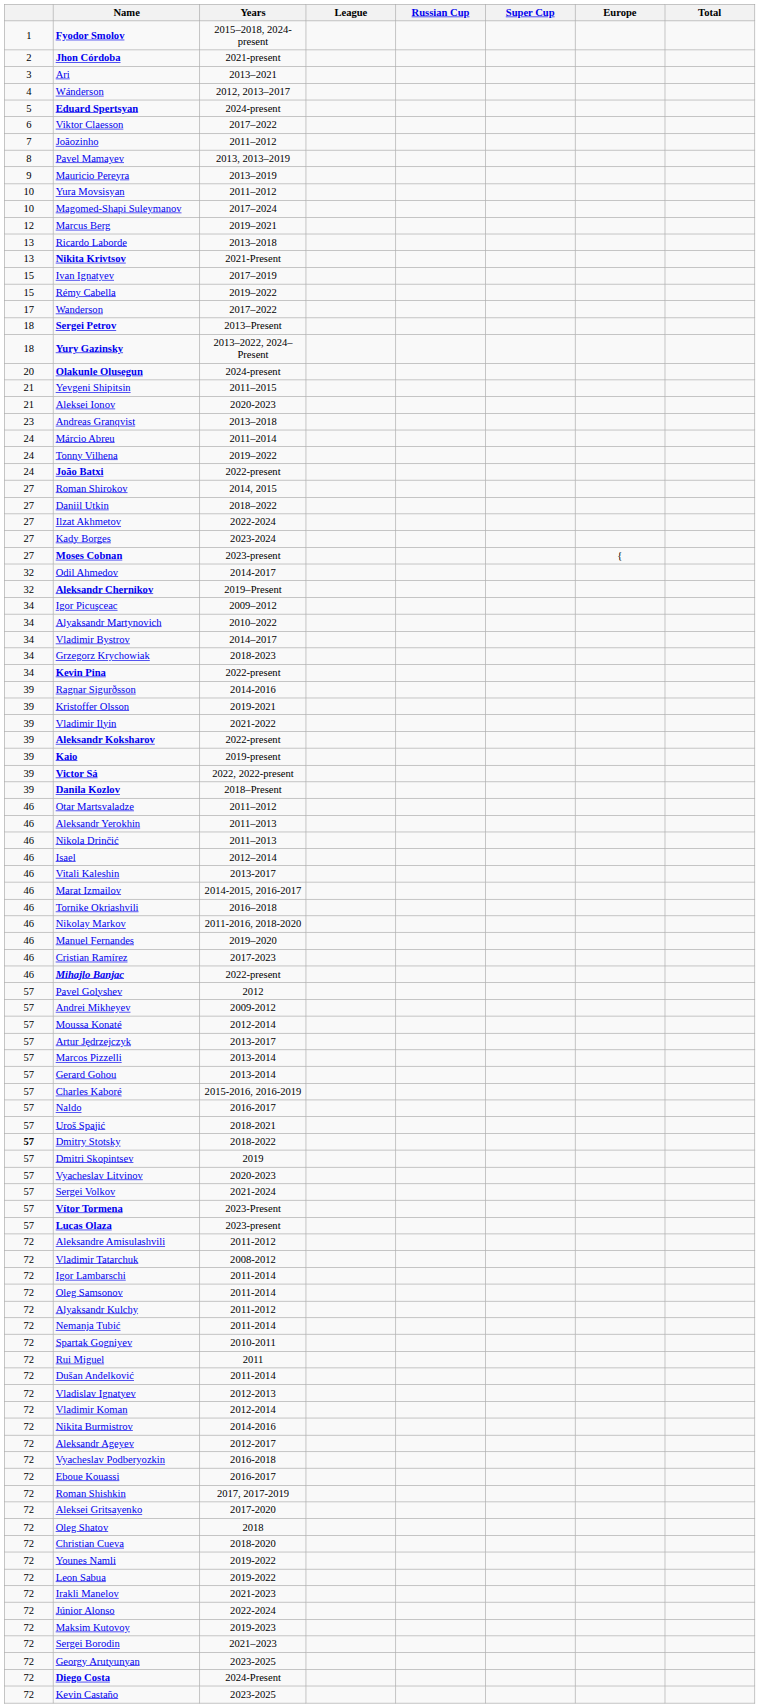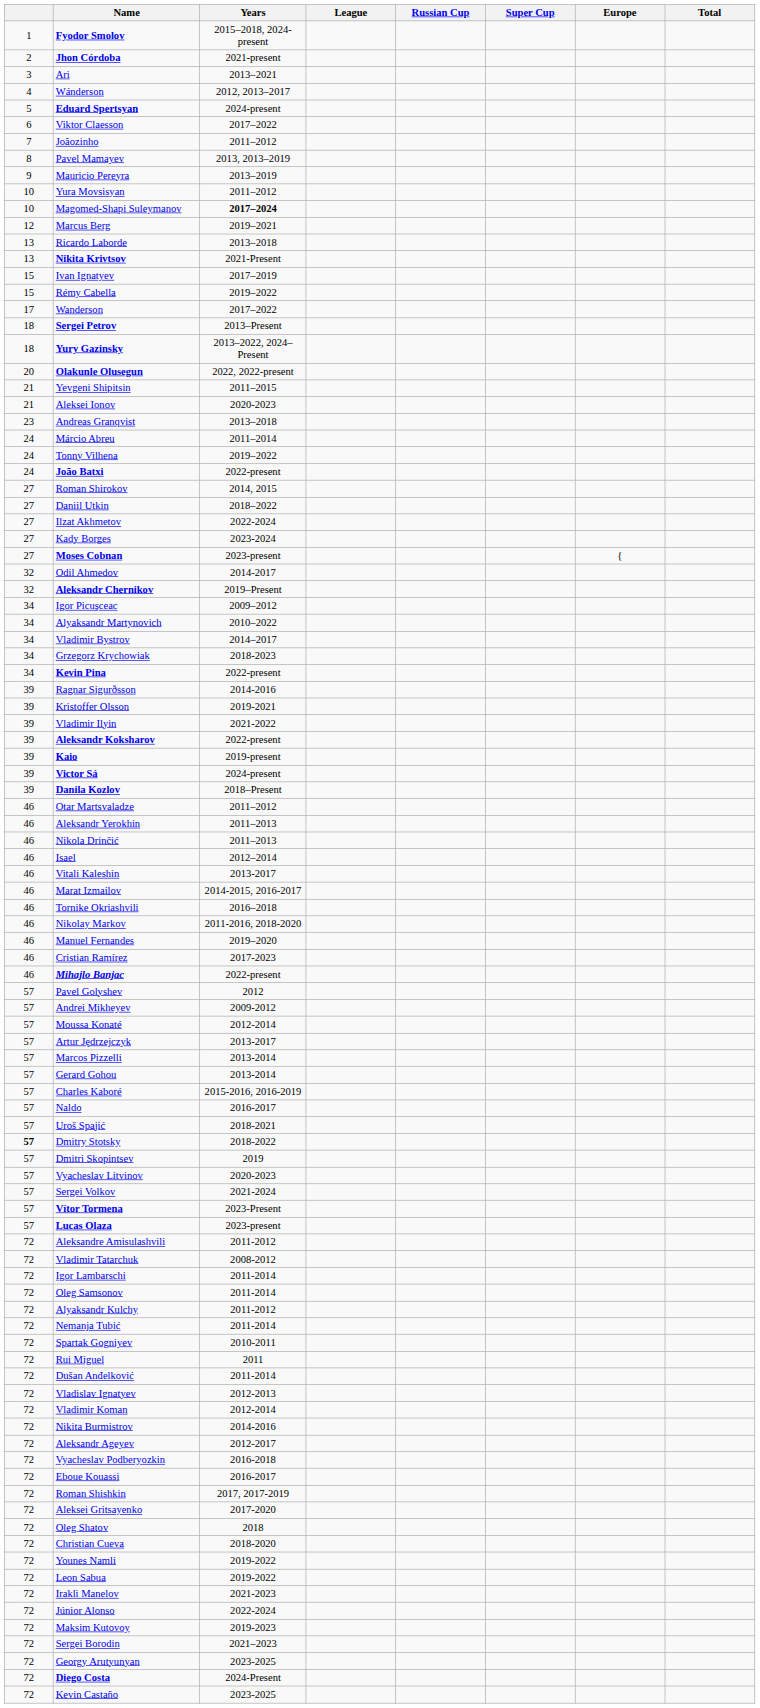(253, 208) normal -> (253, 208) bold
(253, 371) 2024-present -> (253, 371) 2022, 2022-present
(253, 773) 2022, 2022-present -> (253, 773) 2024-present
